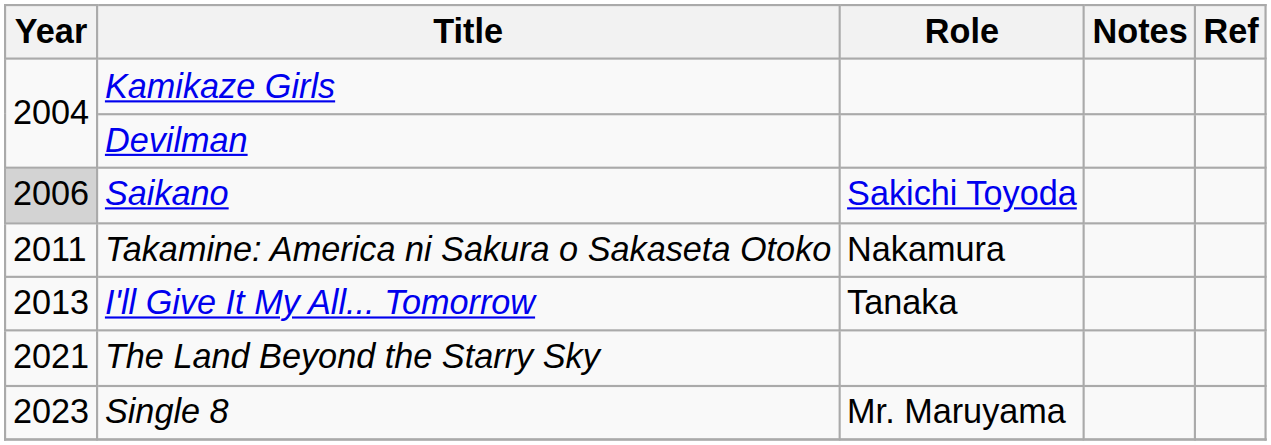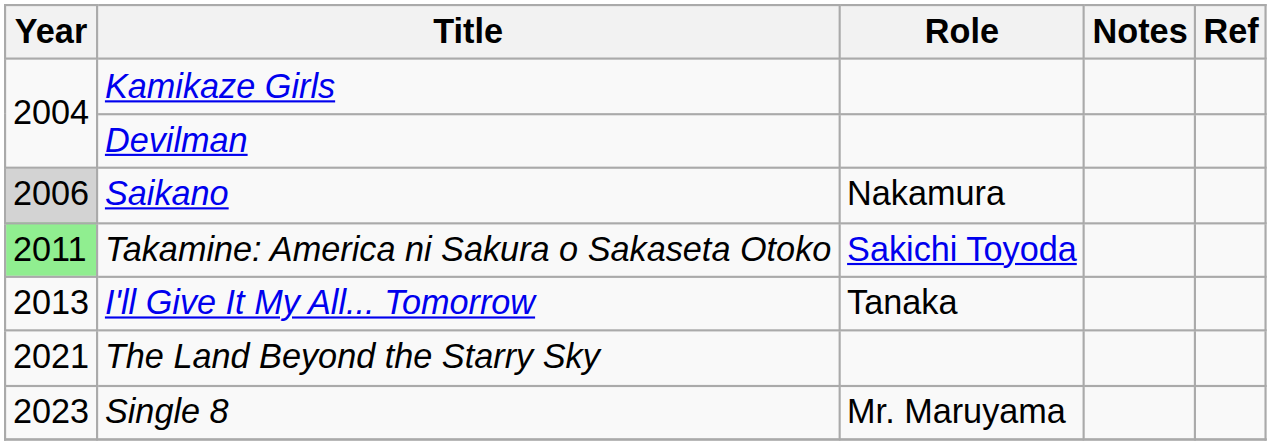(962, 194) Sakichi Toyoda -> (926, 194) Nakamura
(50, 248) no background -> (50, 248) lightgreen background
(926, 248) Nakamura -> (962, 248) Sakichi Toyoda
